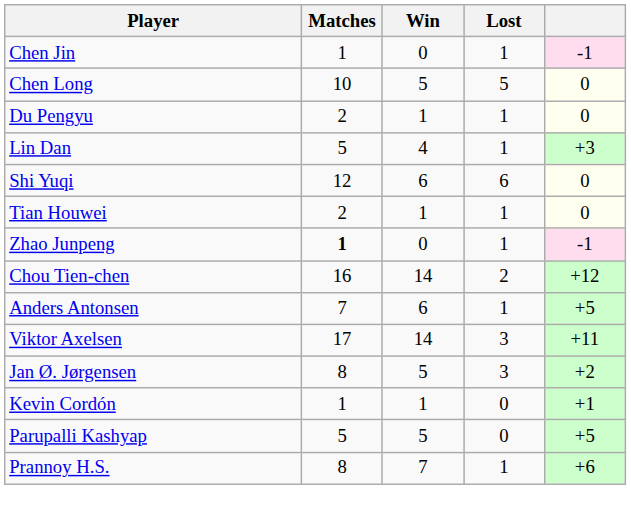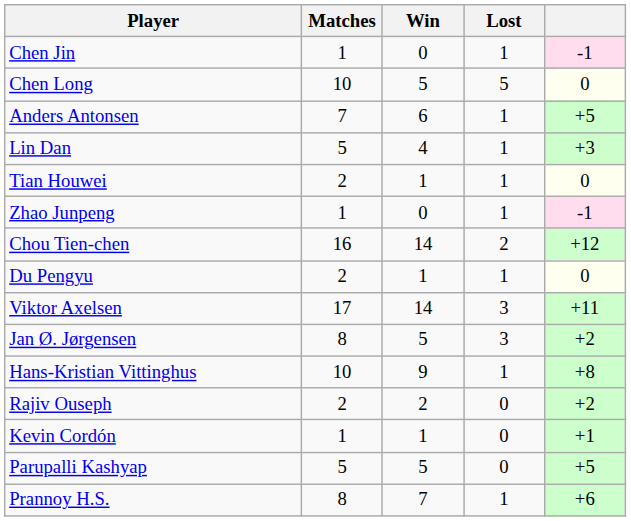rows swapped: (51, 116) <-> (74, 308)
- row: (41, 180)
(342, 244) bold -> (342, 212) normal
+ row: (103, 371)
+ row: (60, 403)
